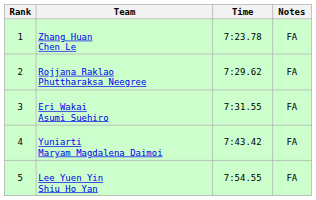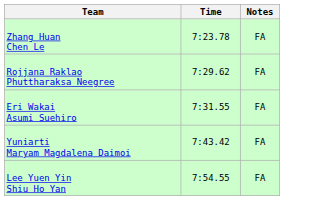- column: (20, 12)
